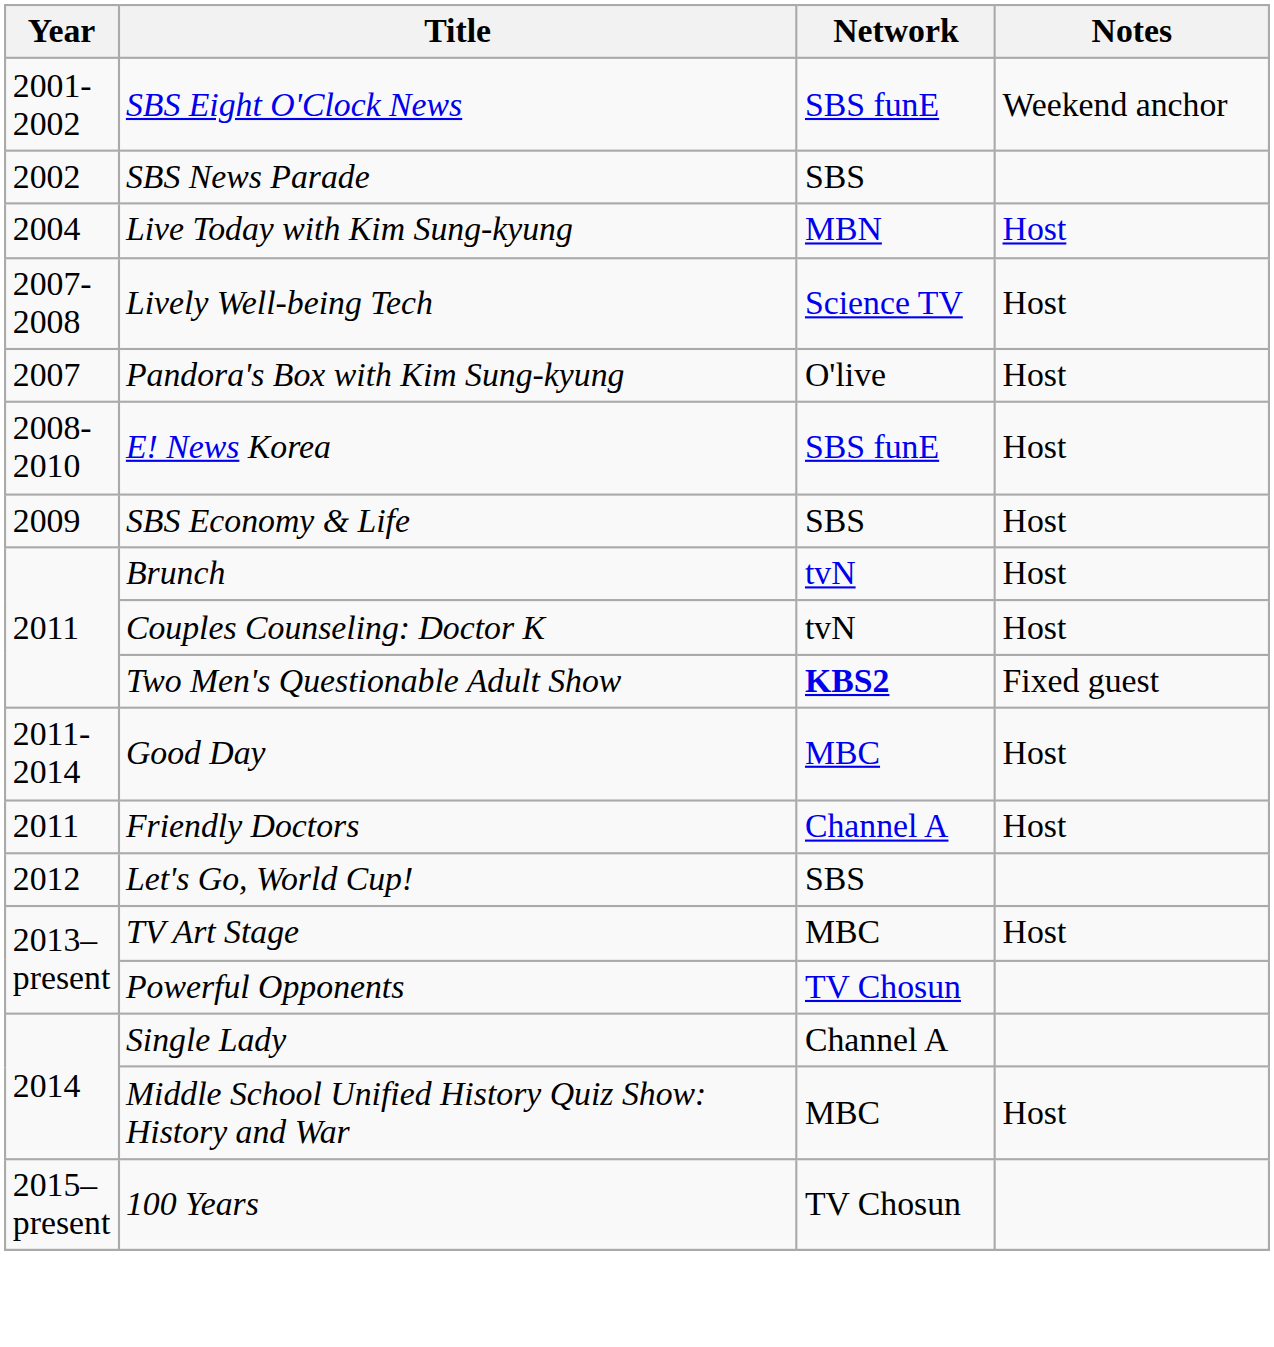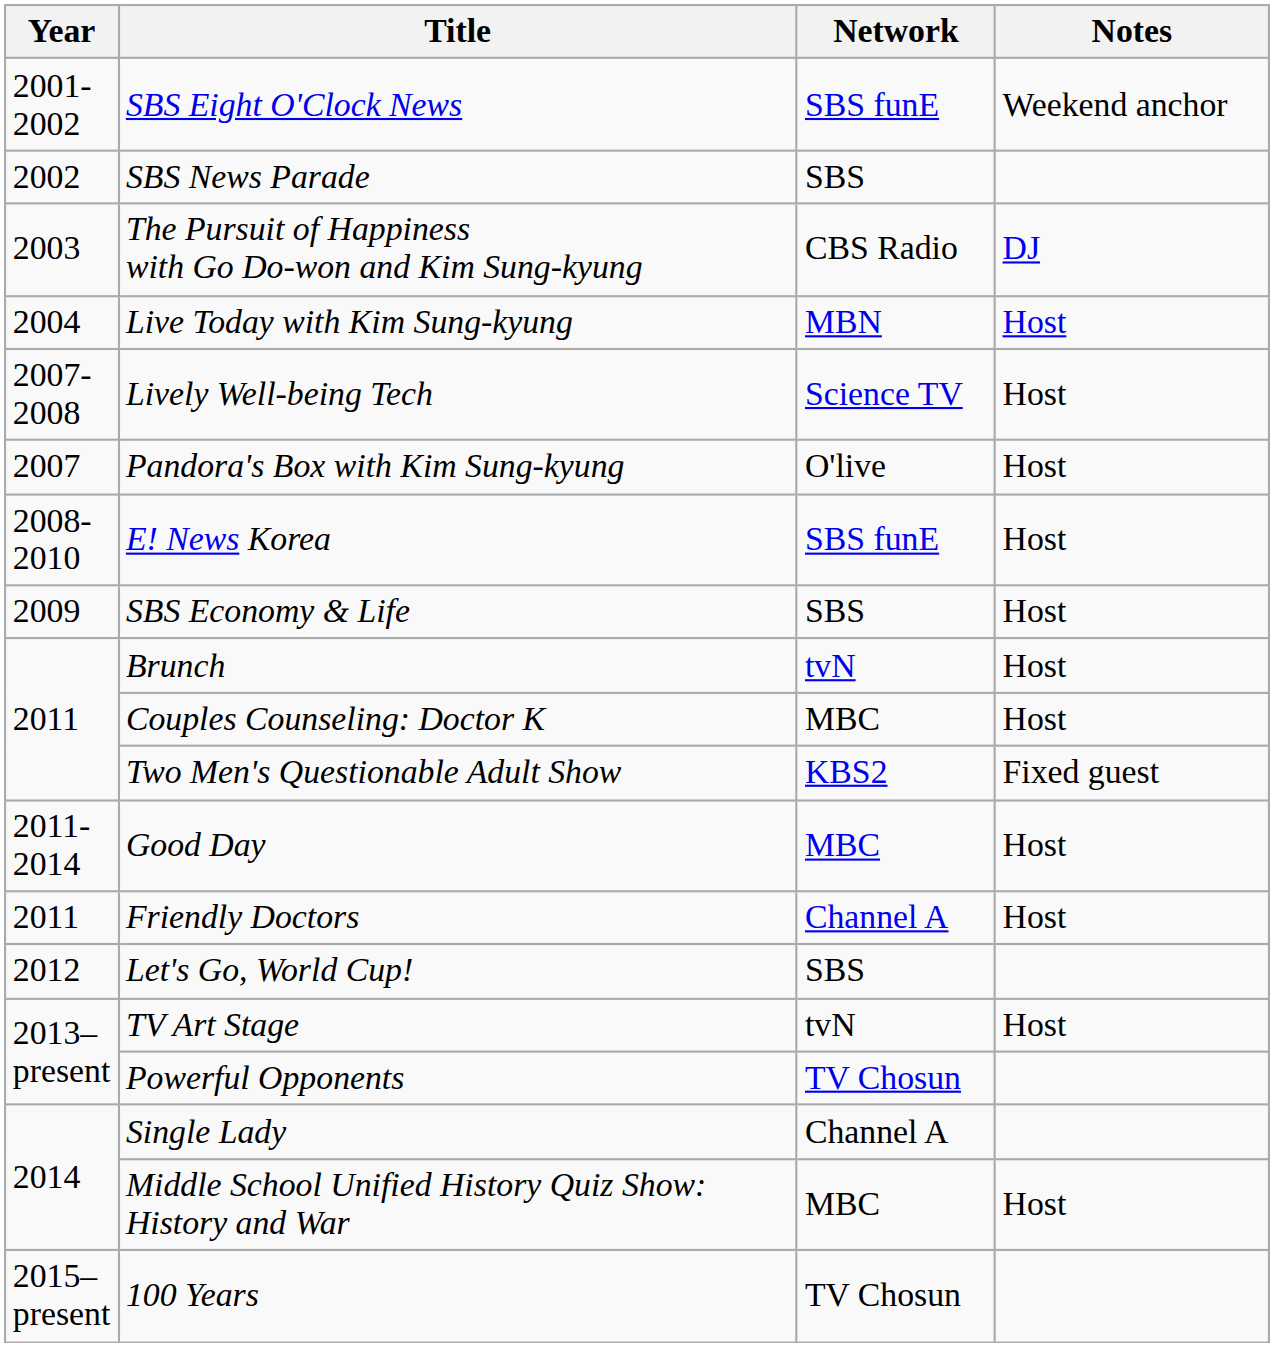+ row: (384, 248)
(830, 627) tvN -> (843, 718) MBC
(847, 680) bold -> (846, 772) normal
(843, 932) MBC -> (830, 1024) tvN
